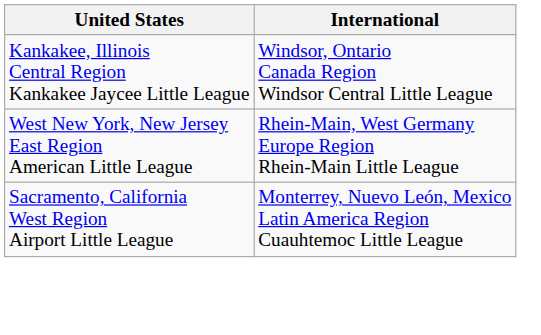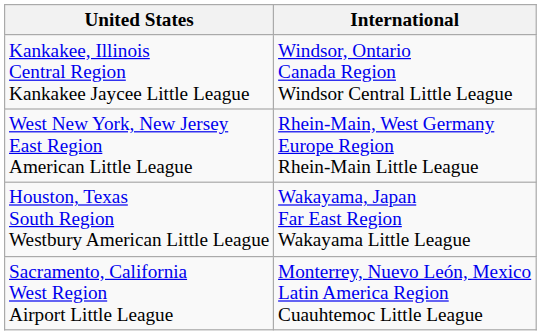+ row: (139, 219)
